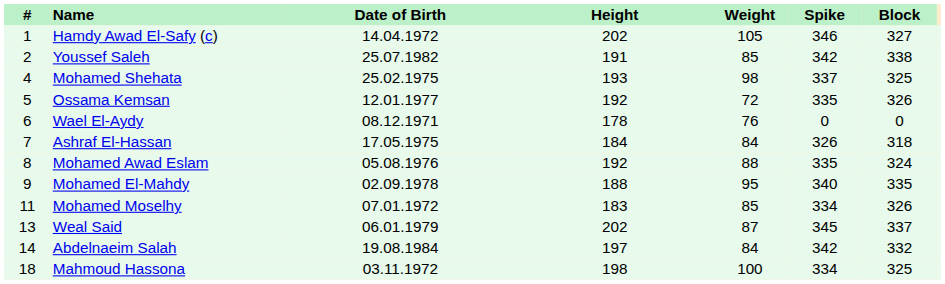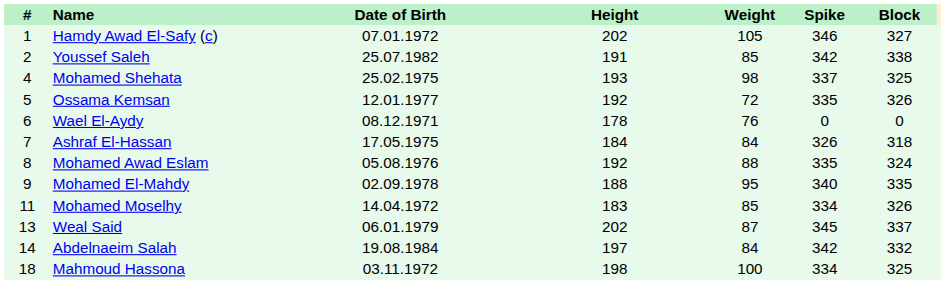(400, 36) 14.04.1972 -> (400, 36) 07.01.1972
(400, 205) 07.01.1972 -> (400, 205) 14.04.1972
